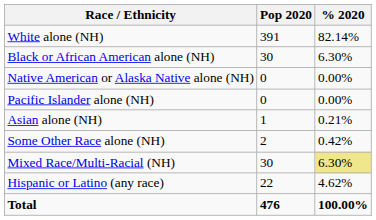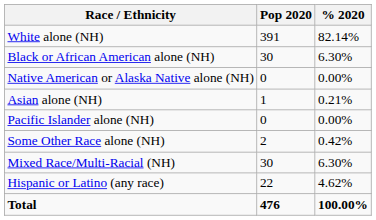rows swapped: (55, 120) <-> (81, 99)
(335, 162) khaki background -> (335, 162) no background
